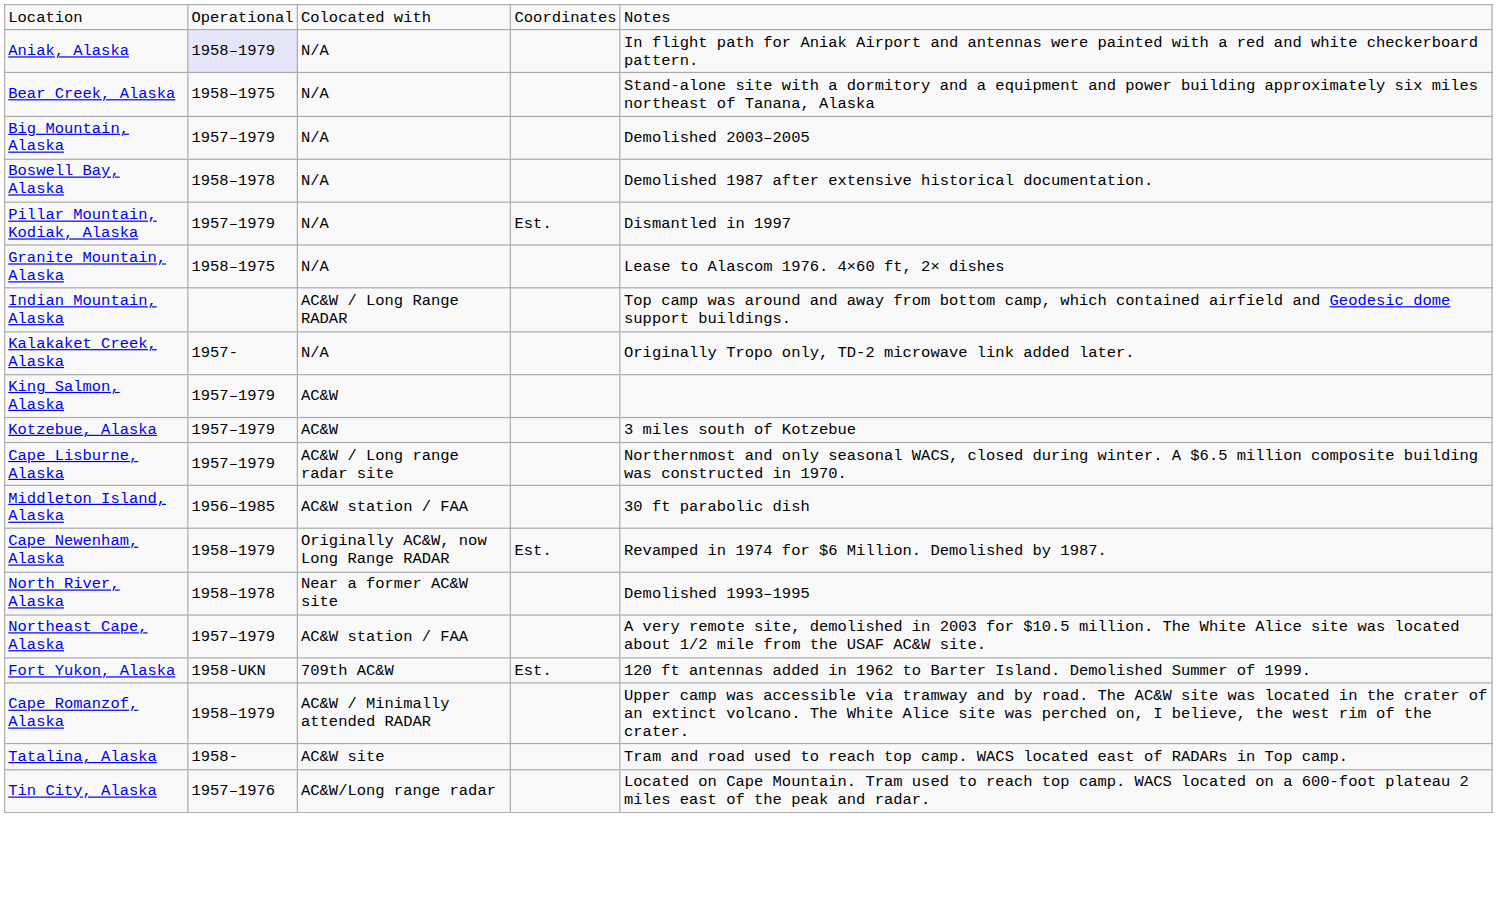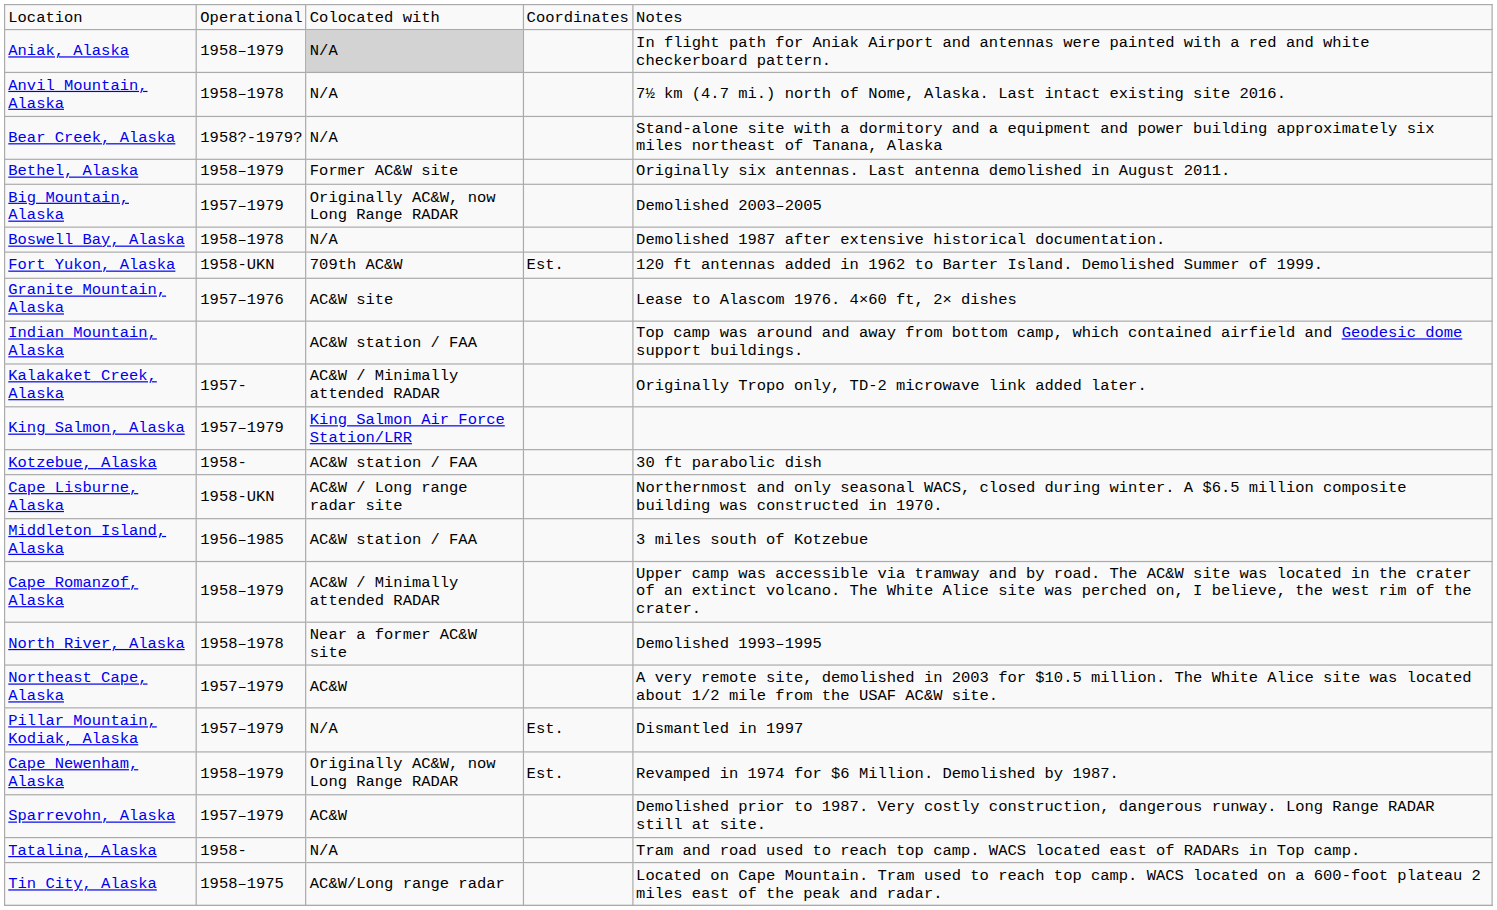(233, 51) lavender background -> (242, 51) no background
(315, 51) no background -> (324, 51) lightgrey background
+ row: (78, 94)
(233, 94) 1958–1975 -> (251, 137) 1958?-1979?
+ row: (73, 172)
(315, 137) N/A -> (403, 206) Originally AC&W, now Long Range RADAR
rows swapped: (92, 671) <-> (83, 224)
(233, 267) 1958–1975 -> (242, 299) 1957–1976
(315, 267) N/A -> (352, 299) AC&W site
(380, 310) AC&W / Long Range RADAR -> (393, 342) AC&W station / FAA
(315, 353) N/A -> (384, 385) AC&W / Minimally attended RADAR
(320, 396) AC&W -> (407, 428) King Salmon Air Force Station/LRR
(233, 430) 1957–1979 -> (224, 463) 1958-
(320, 430) AC&W -> (393, 463) AC&W station / FAA
(740, 430) 3 miles south of Kotzebue -> (729, 463) 30 ft parabolic dish
(233, 464) 1957–1979 -> (237, 497) 1958-UKN
(717, 507) 30 ft parabolic dish -> (752, 540) 3 miles south of Kotzebue
rows swapped: (73, 550) <-> (73, 714)
(385, 636) AC&W station / FAA -> (328, 687) AC&W
+ row: (92, 816)
(343, 757) AC&W site -> (324, 850) N/A
(233, 791) 1957–1976 -> (242, 884) 1958–1975
